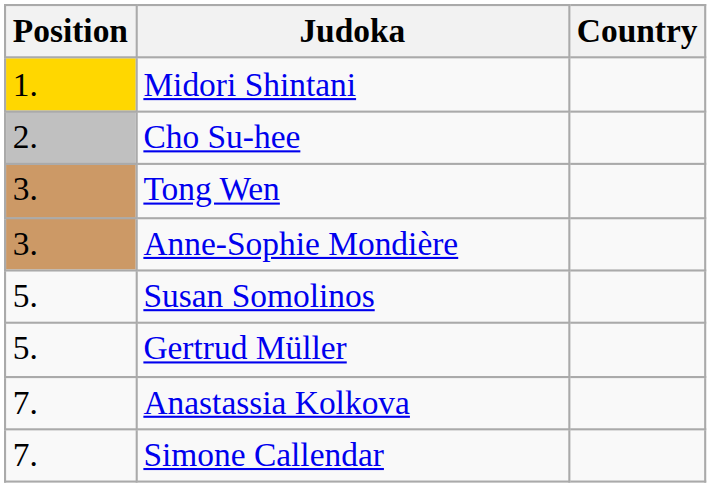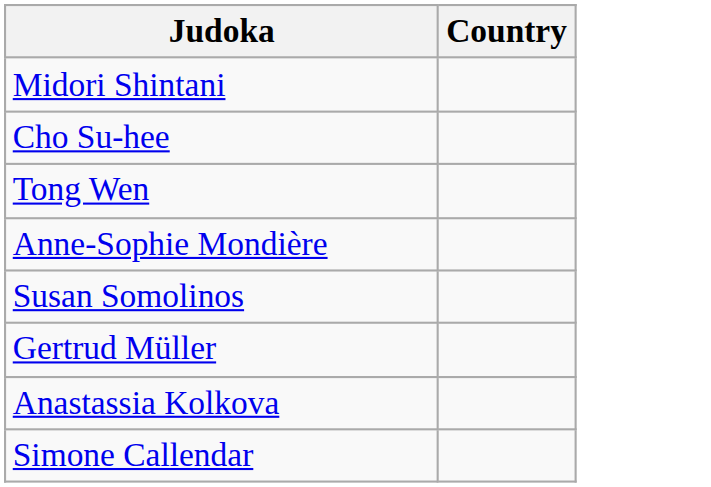- column: (70, 31)
